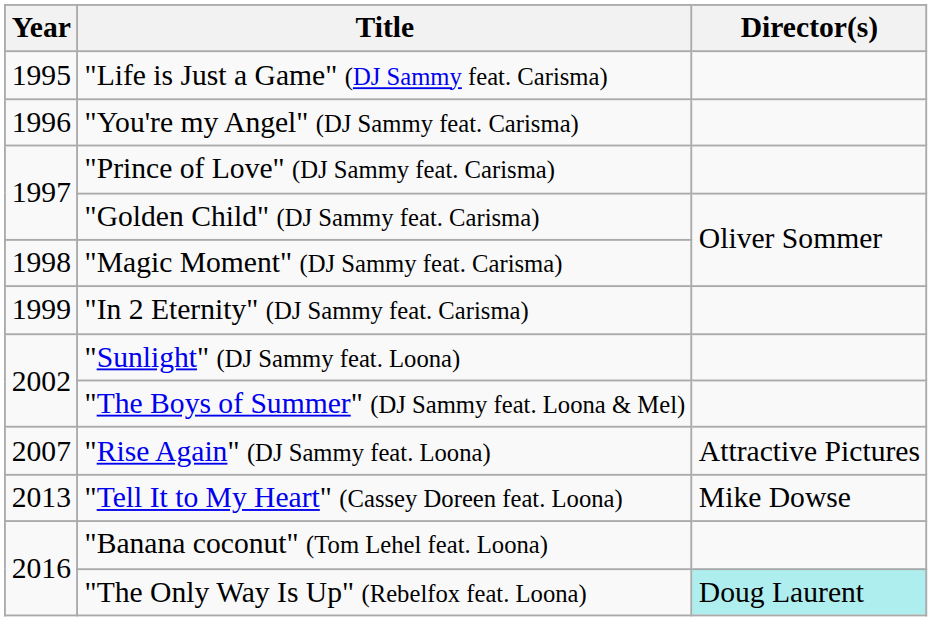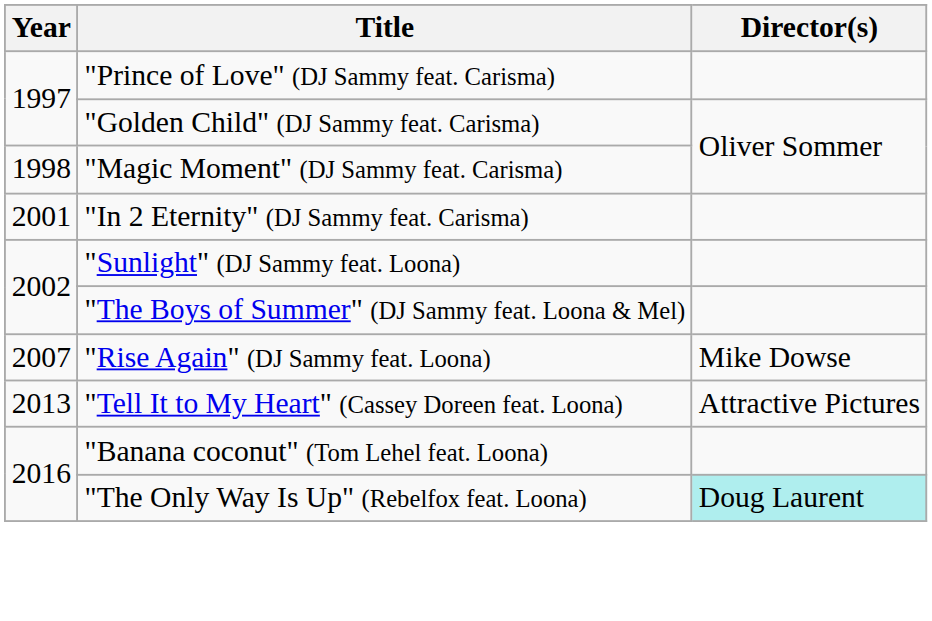- row: (346, 74)
- row: (332, 121)
(41, 309) 1999 -> (41, 215) 2001
(809, 450) Attractive Pictures -> (775, 356) Mike Dowse
(775, 497) Mike Dowse -> (809, 403) Attractive Pictures
